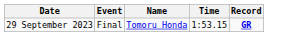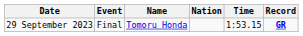+ column: (207, 11)
